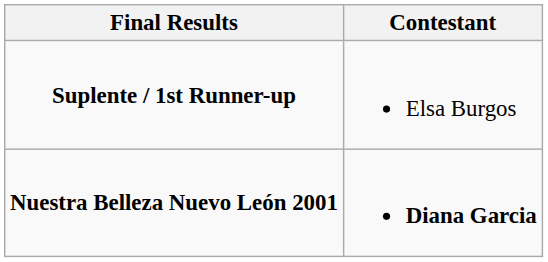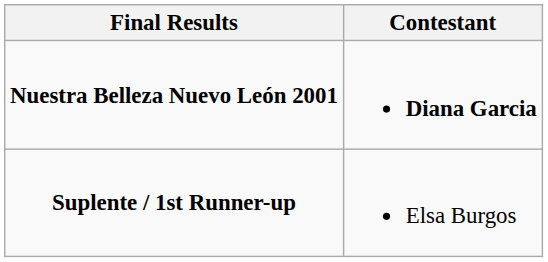rows swapped: (174, 202) <-> (174, 94)
